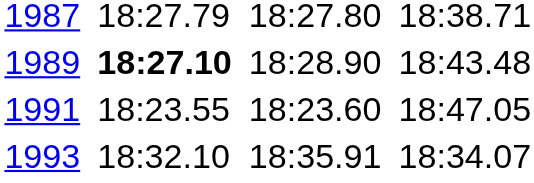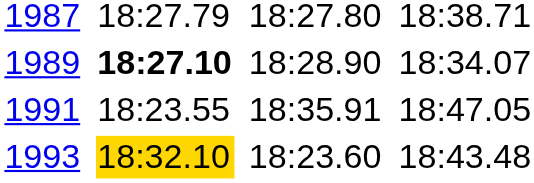(465, 62) 18:43.48 -> (465, 62) 18:34.07
(315, 109) 18:23.60 -> (315, 109) 18:35.91
(164, 156) no background -> (164, 156) gold background
(315, 156) 18:35.91 -> (315, 156) 18:23.60
(465, 156) 18:34.07 -> (465, 156) 18:43.48
